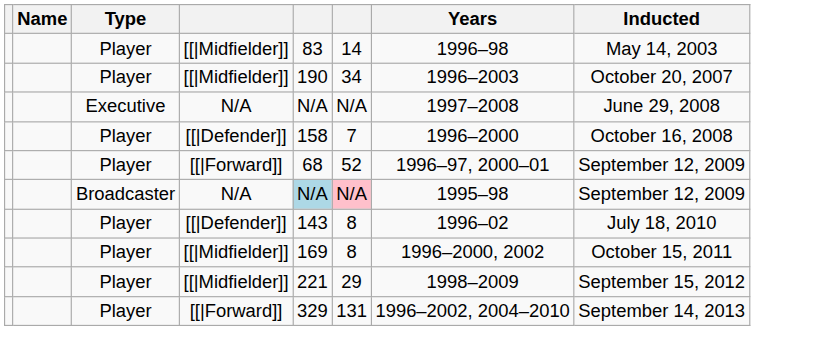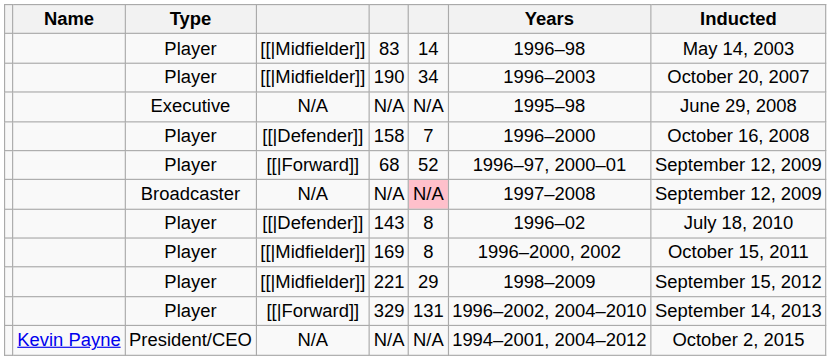(473, 106) 1997–2008 -> (549, 106) 1995–98
(312, 194) lightblue background -> (389, 194) no background
(473, 194) 1995–98 -> (549, 194) 1997–2008
+ row: (190, 340)
